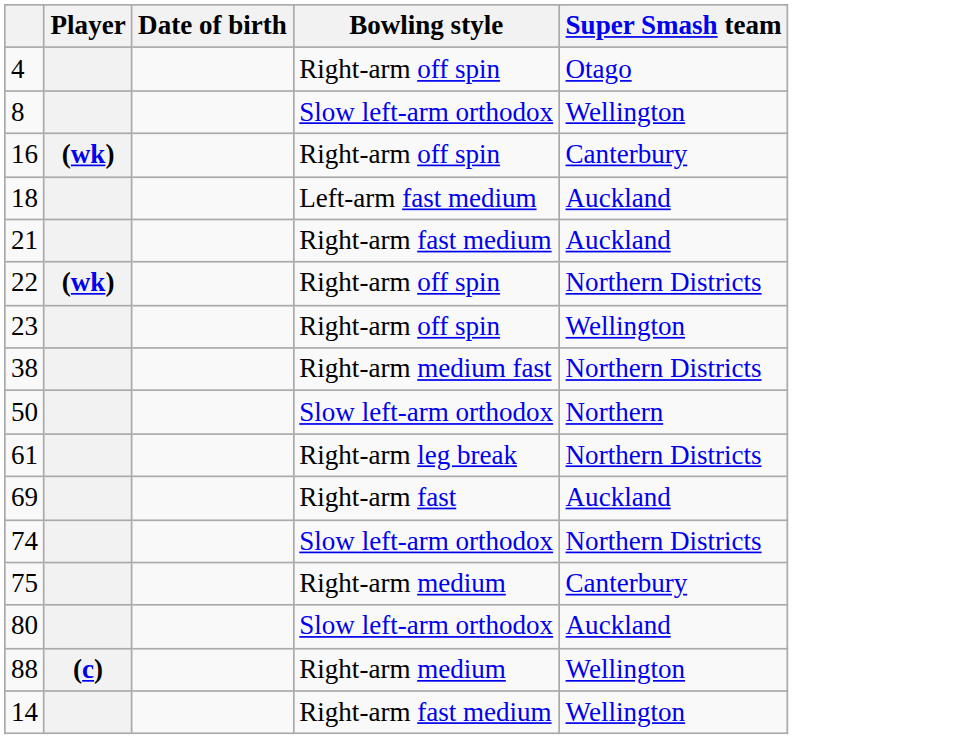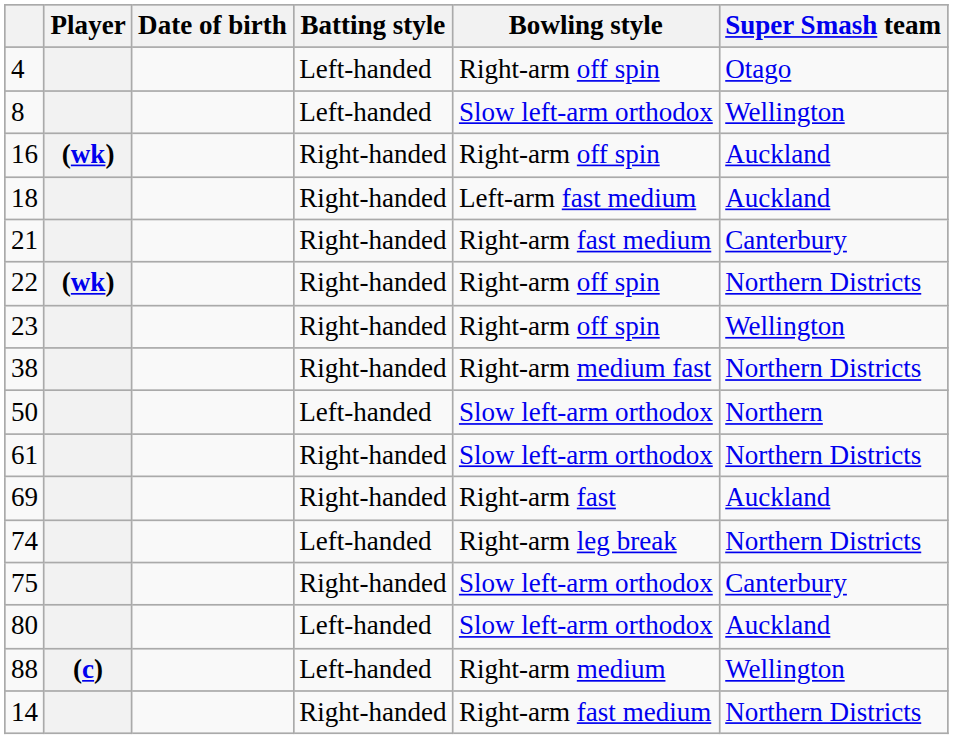+ column: (373, 25)
(626, 154) Canterbury -> (778, 154) Auckland
(618, 240) Auckland -> (786, 240) Canterbury
(408, 454) Right-arm leg break -> (586, 454) Slow left-arm orthodox
(426, 540) Slow left-arm orthodox -> (568, 540) Right-arm leg break
(403, 583) Right-arm medium -> (586, 583) Slow left-arm orthodox
(625, 712) Wellington -> (823, 712) Northern Districts
